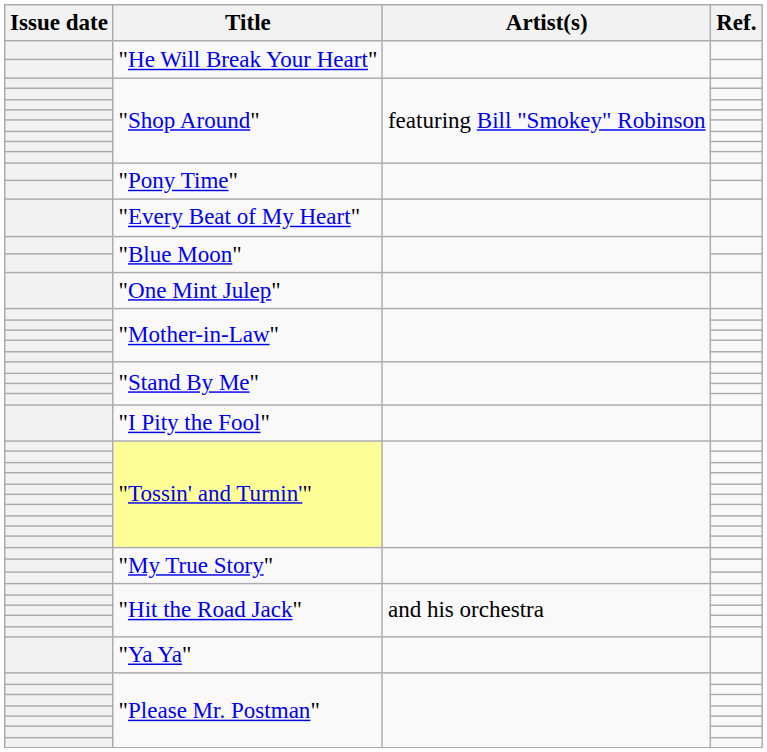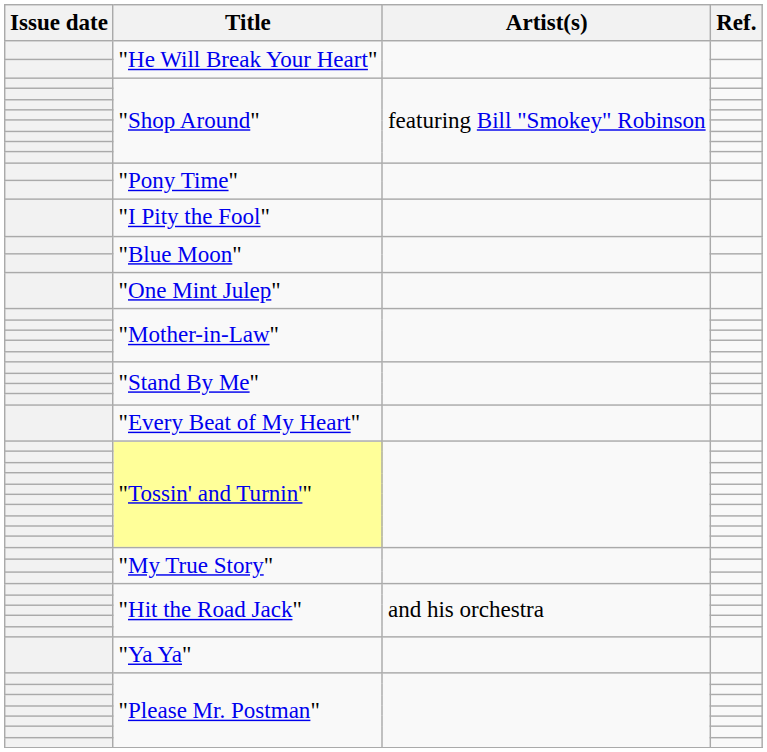rows swapped: (194, 422) <-> (239, 217)
